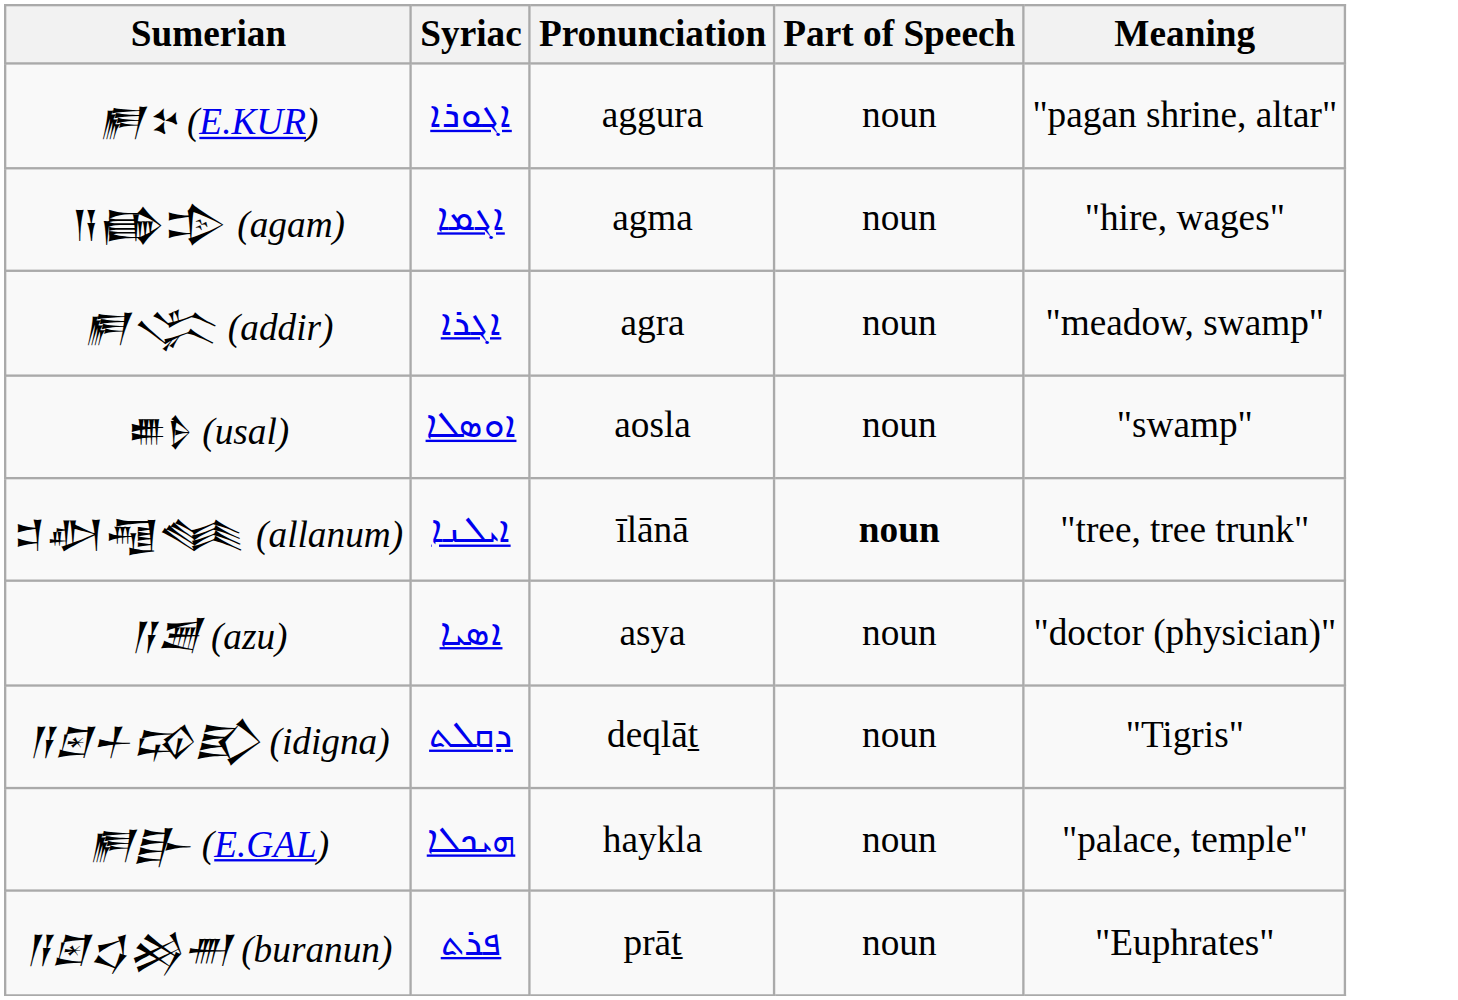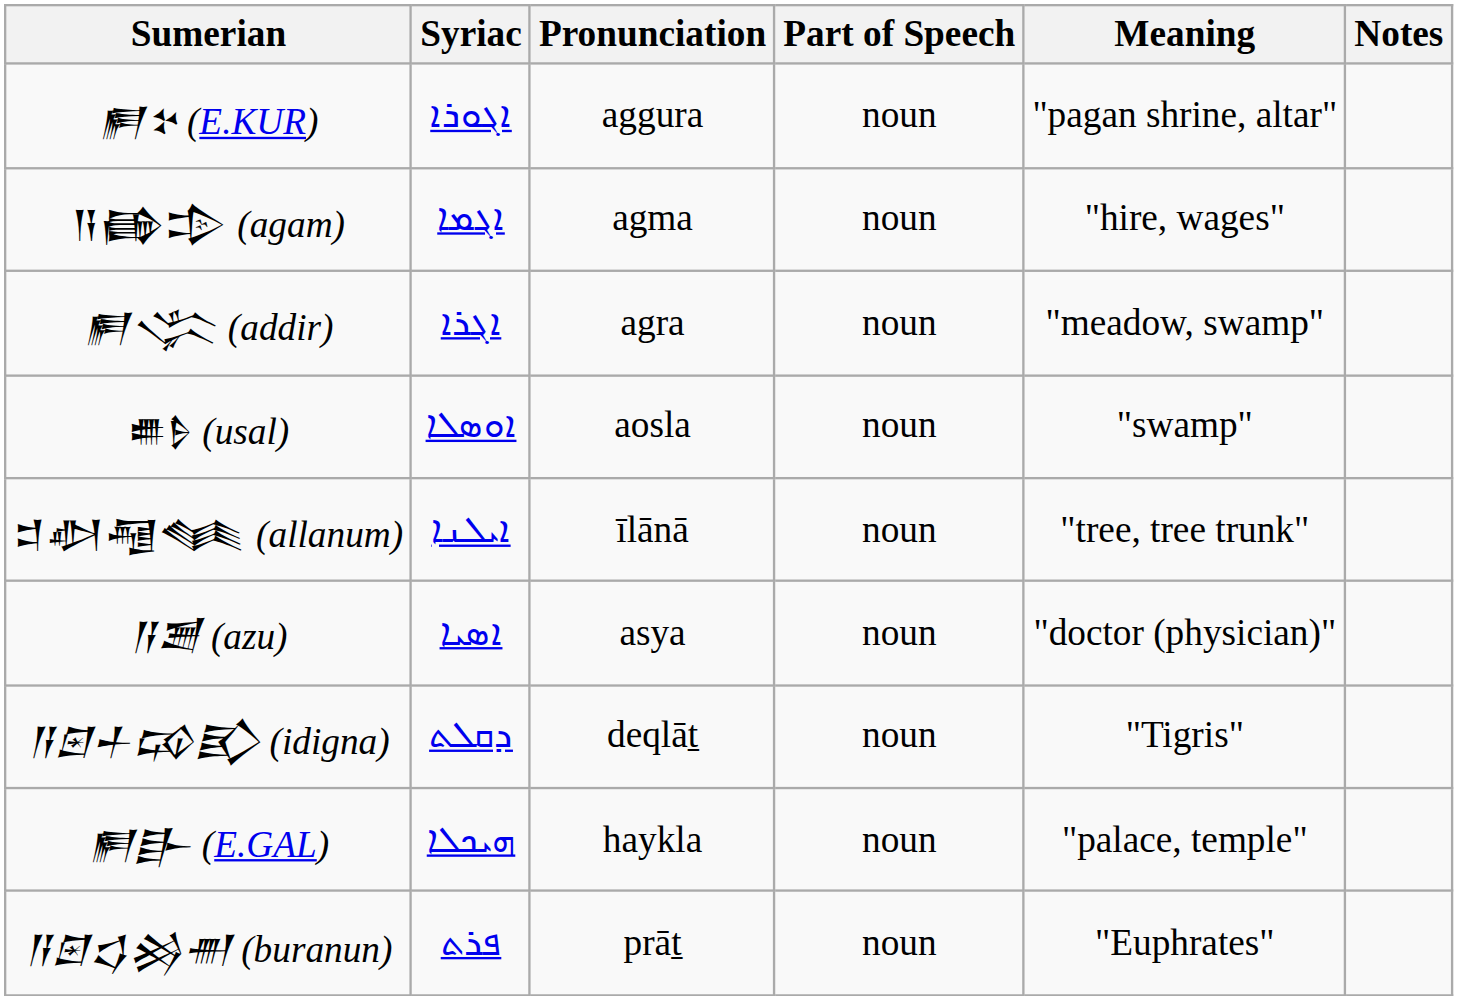+ column: (1399, 34)
(899, 528) bold -> (899, 528) normal
